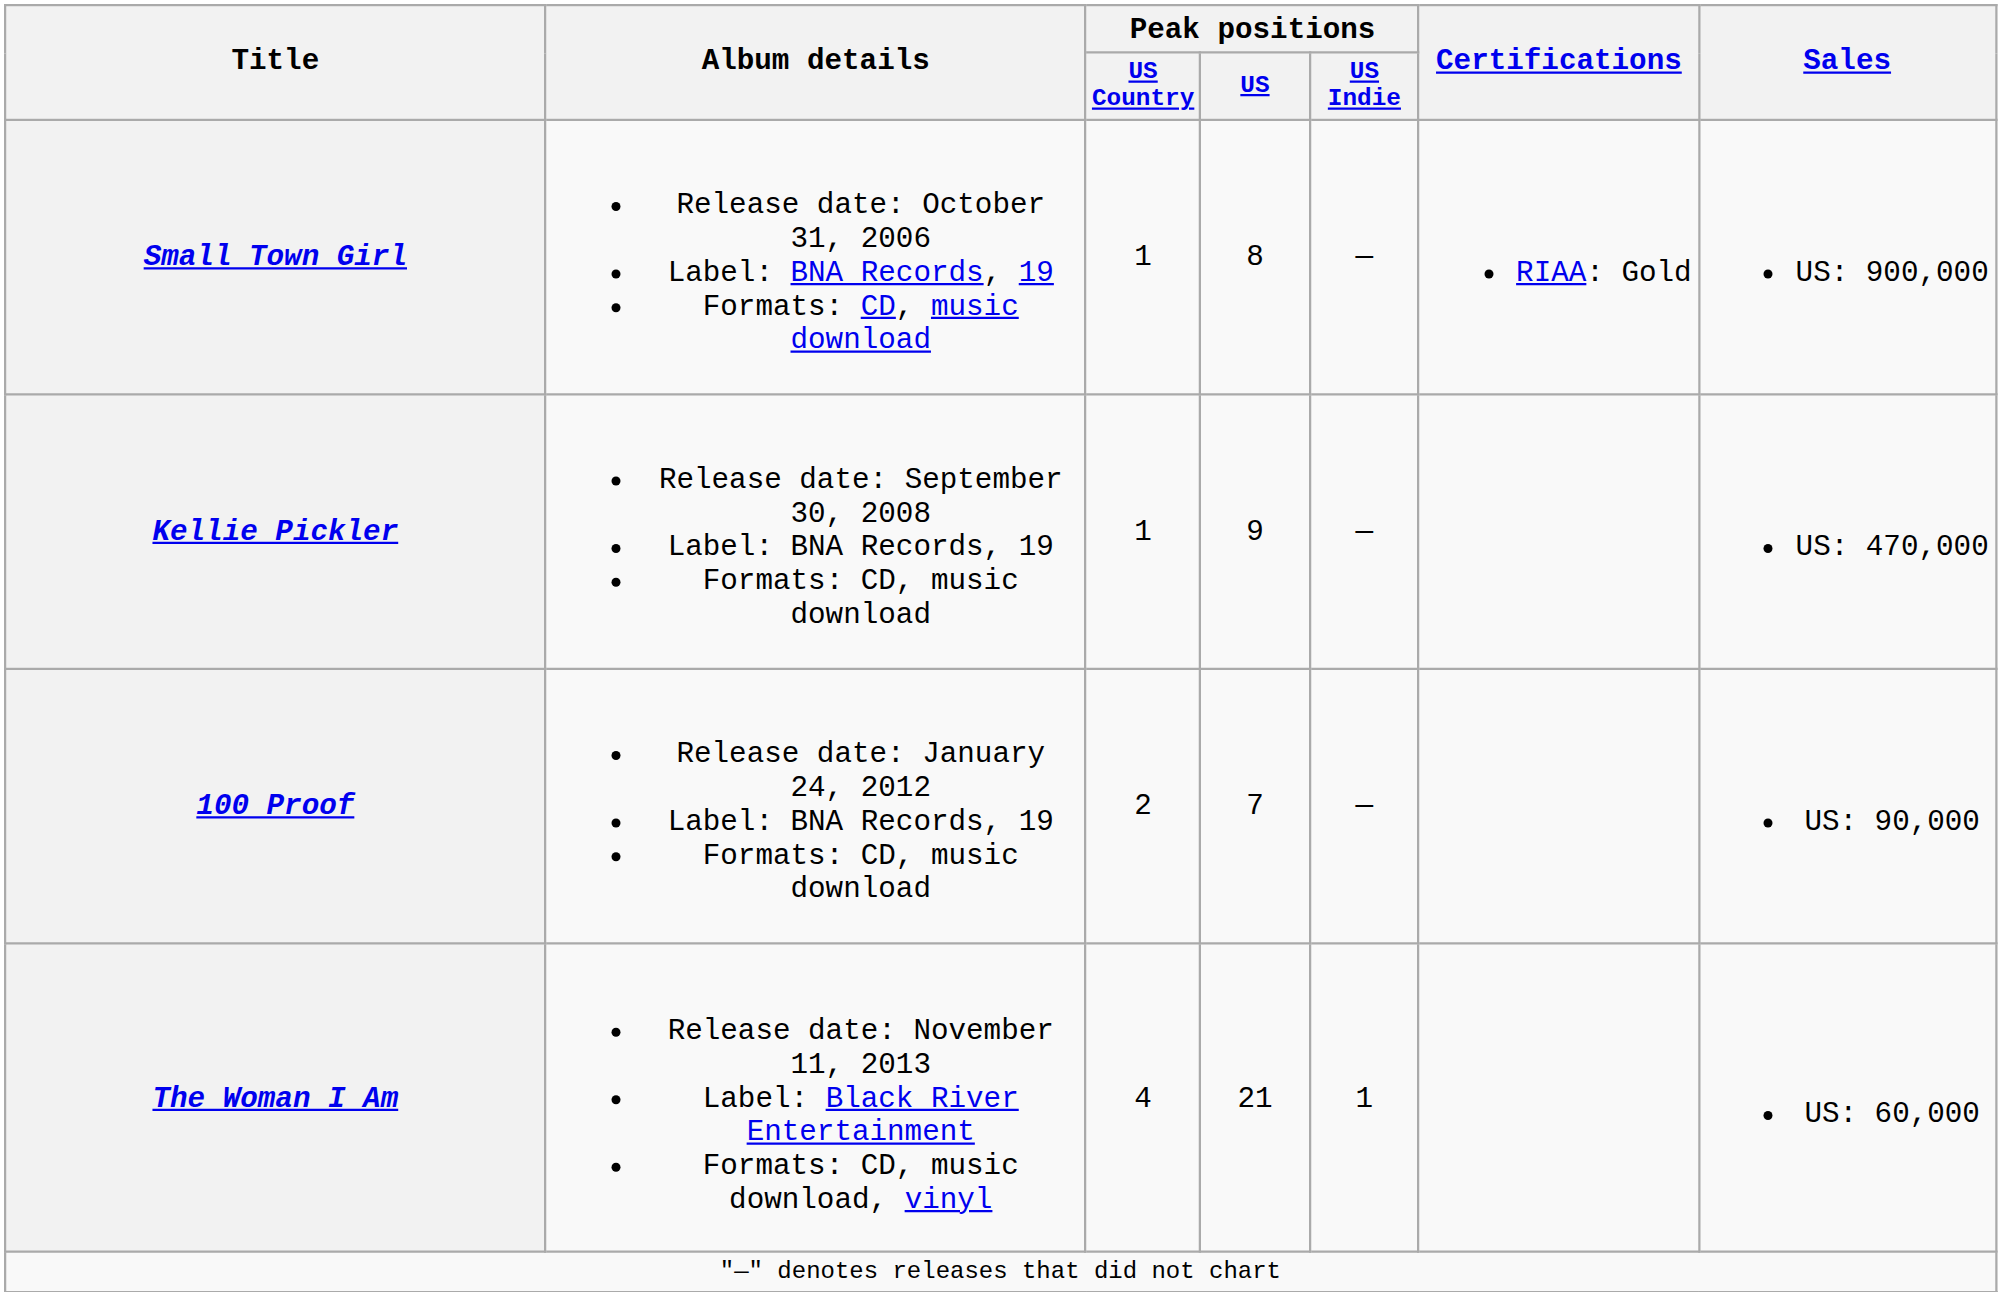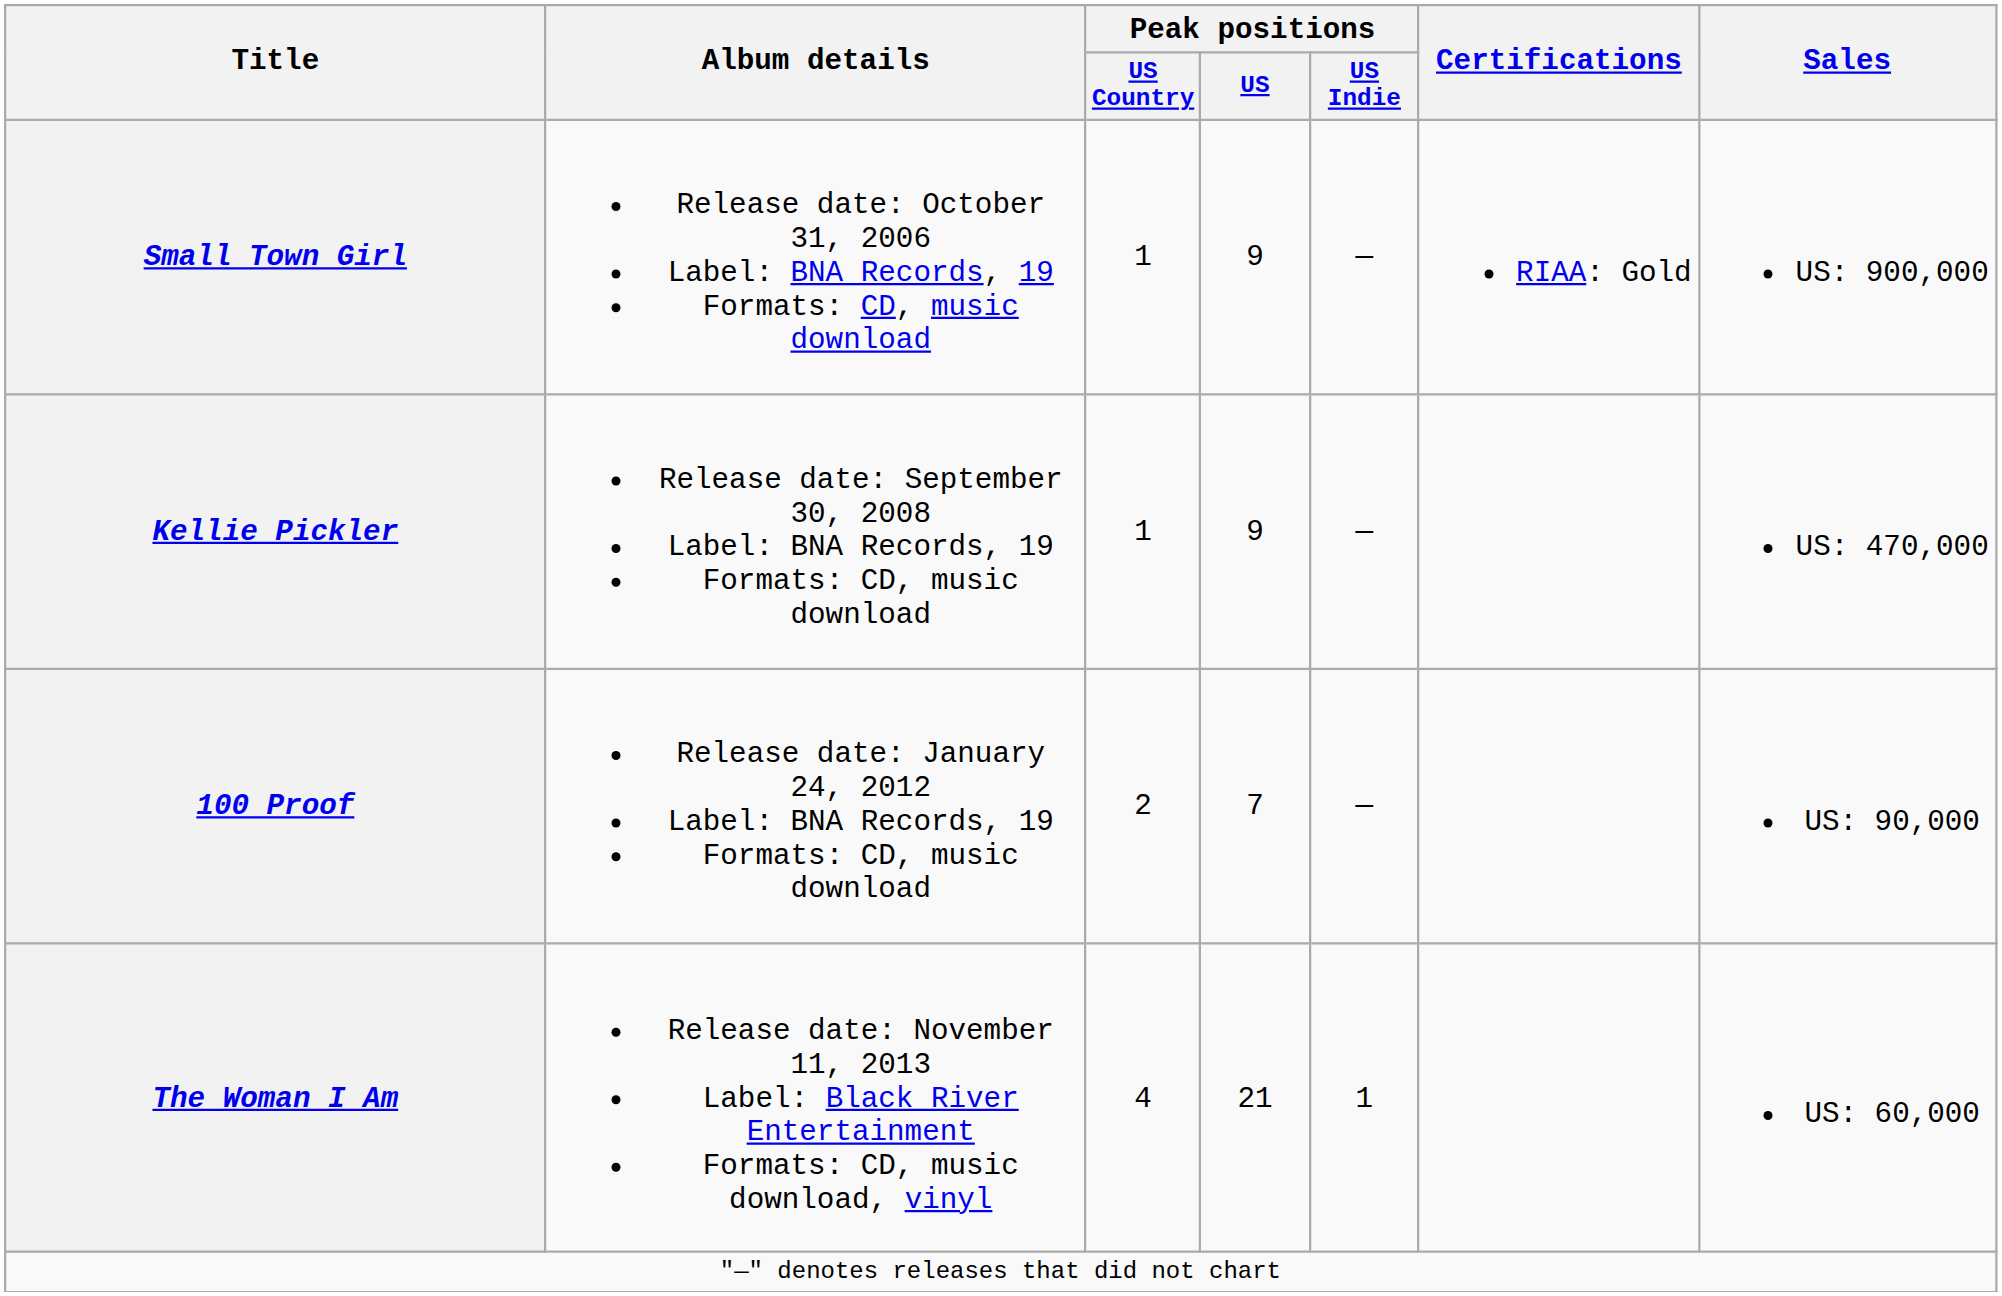(1255, 256) 8 -> (1255, 256) 9
